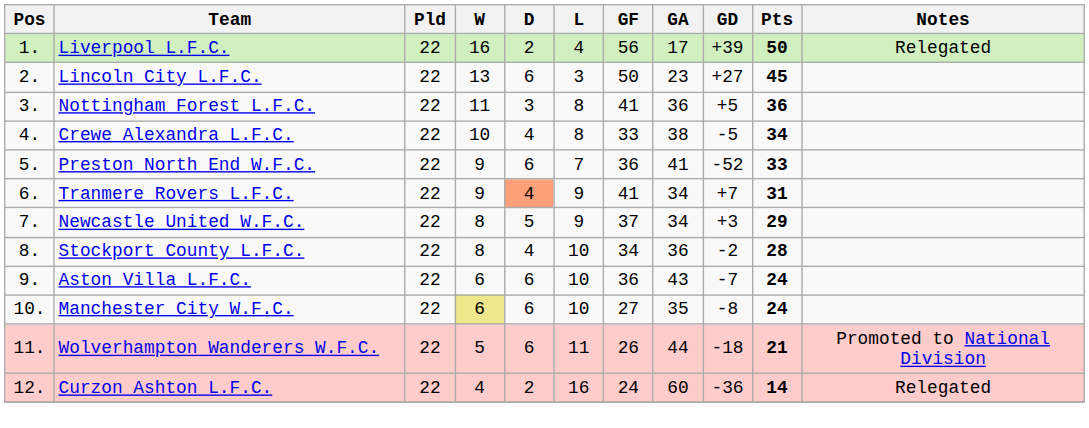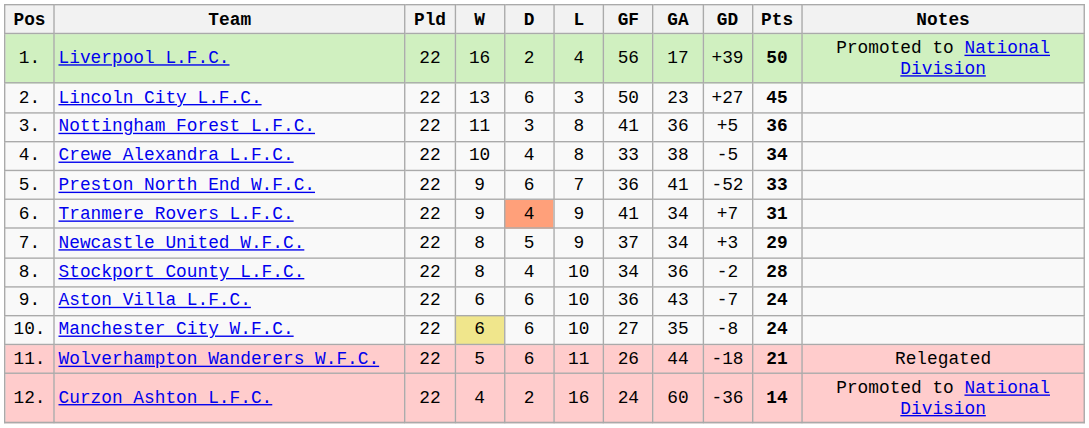(943, 48) Relegated -> (943, 59) Promoted to National Division
(943, 349) Promoted to National Division -> (943, 359) Relegated
(943, 388) Relegated -> (943, 398) Promoted to National Division
